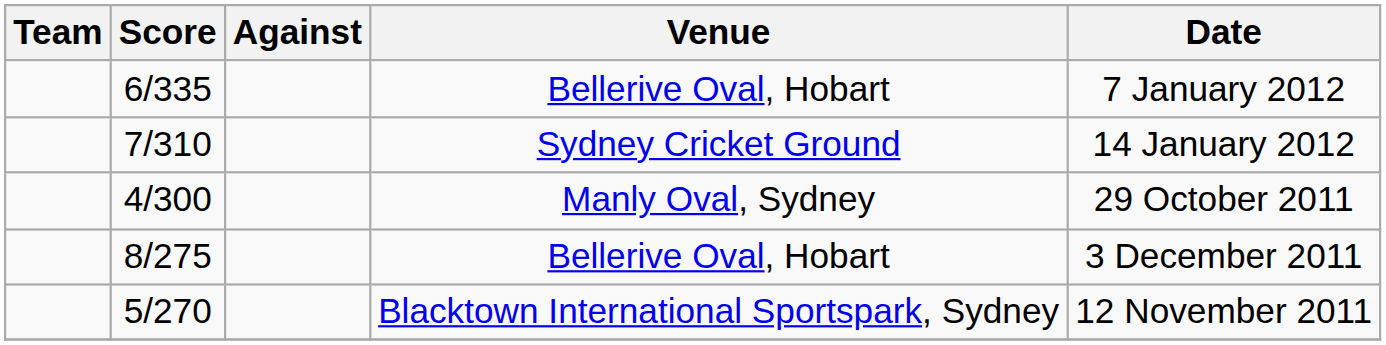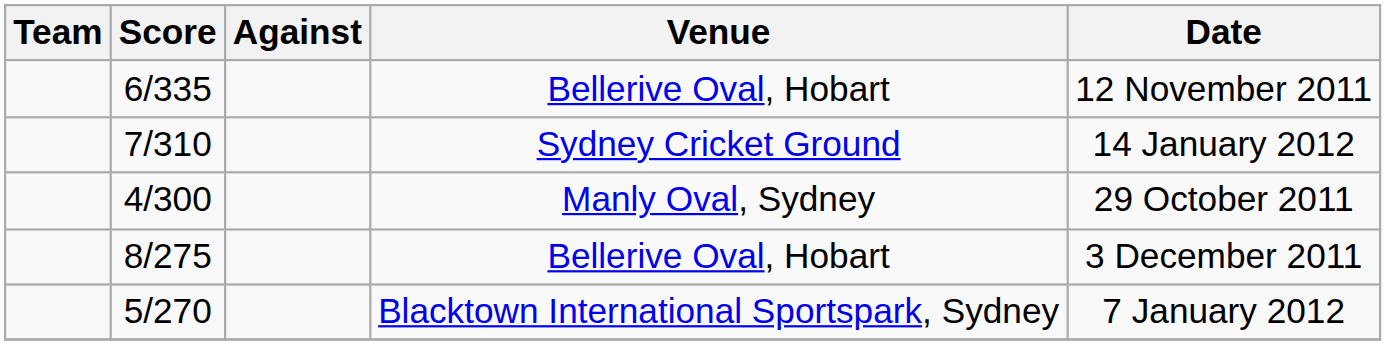(1224, 88) 7 January 2012 -> (1224, 88) 12 November 2011
(1224, 311) 12 November 2011 -> (1224, 311) 7 January 2012
